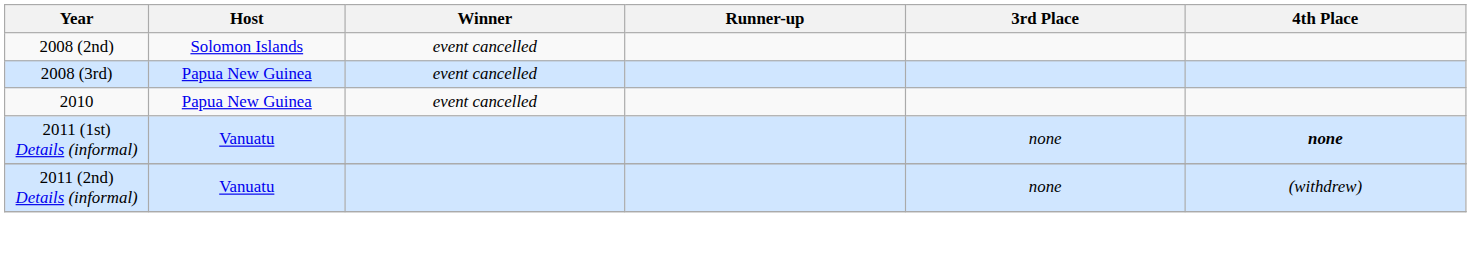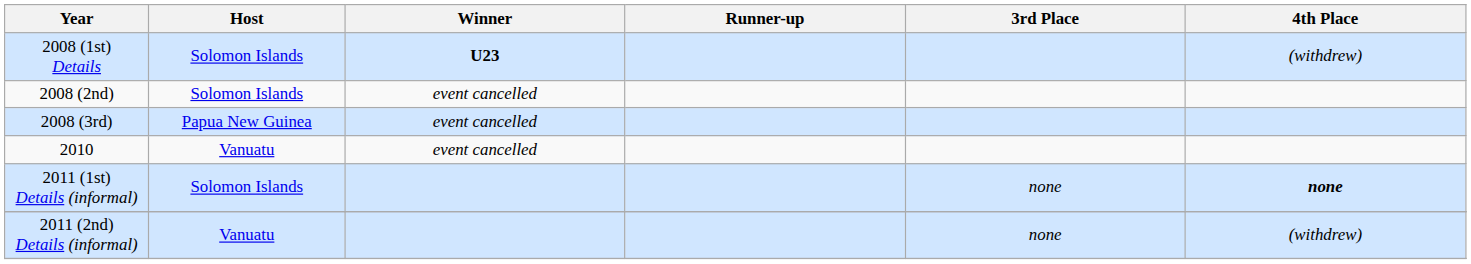+ row: (77, 56)
(247, 102) Papua New Guinea -> (247, 149) Vanuatu
(247, 139) Vanuatu -> (247, 187) Solomon Islands
